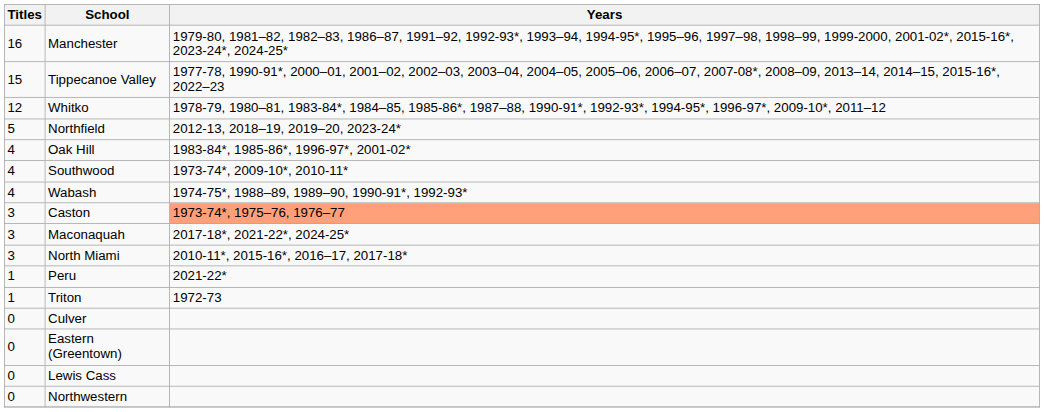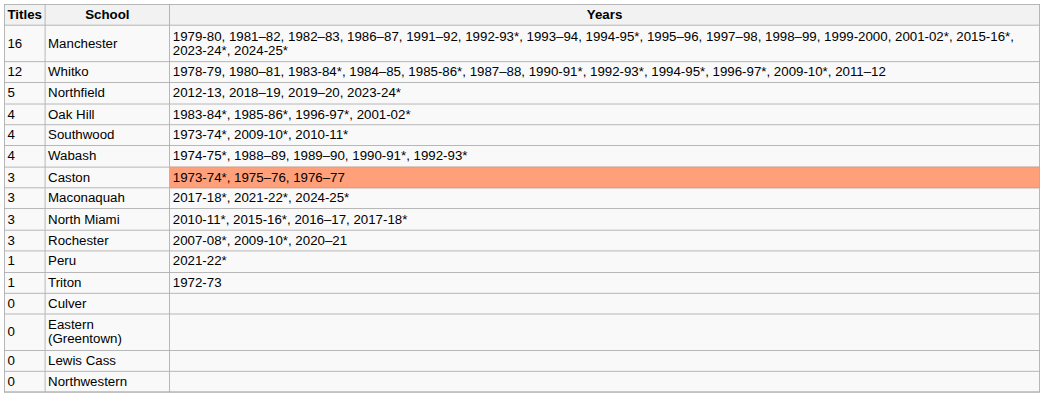- row: (102, 79)
+ row: (78, 240)
